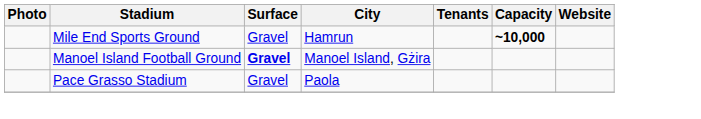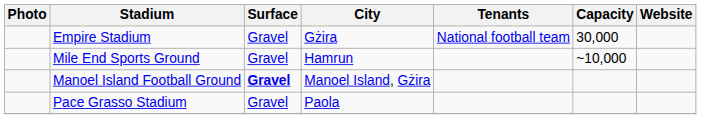+ row: (102, 37)
(520, 37) bold -> (601, 59) normal
